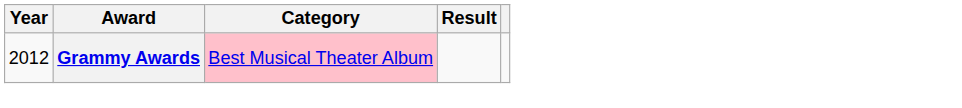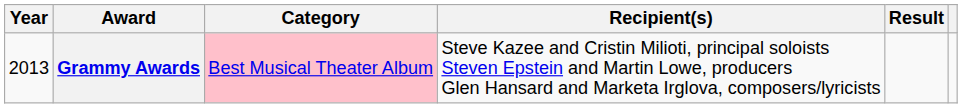+ column: (661, 18)
(29, 57) 2012 -> (29, 67) 2013
